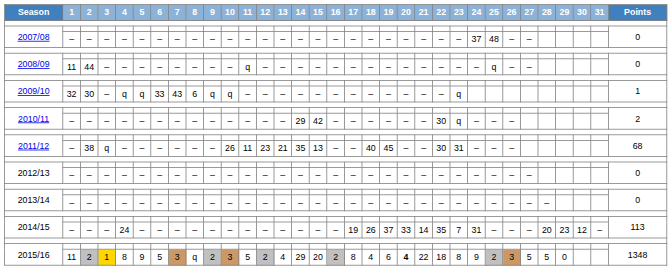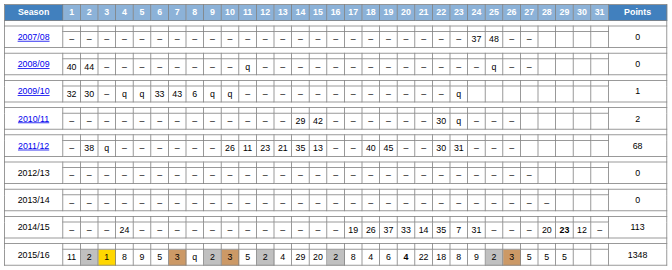(72, 66) 11 -> (72, 66) 40
(564, 230) normal -> (564, 230) bold
(564, 257) 0 -> (564, 257) 5
